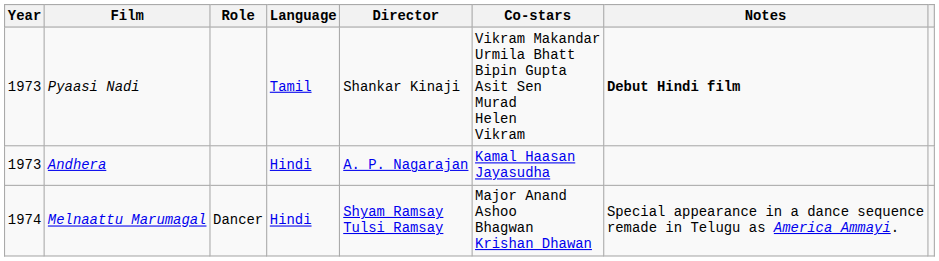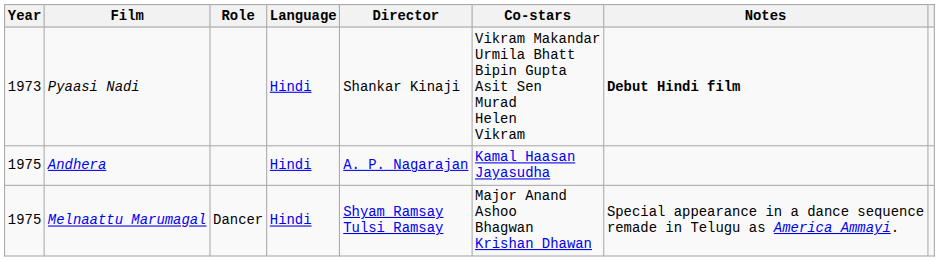(291, 87) Tamil -> (291, 87) Hindi
(25, 166) 1973 -> (25, 166) 1975
(25, 220) 1974 -> (25, 220) 1975
